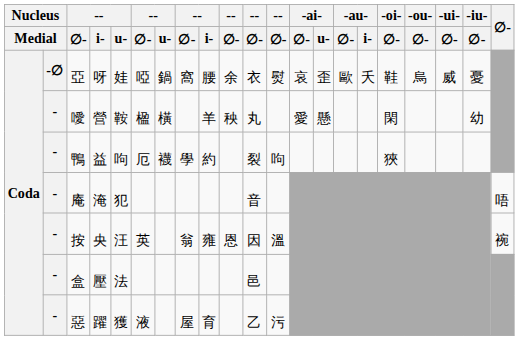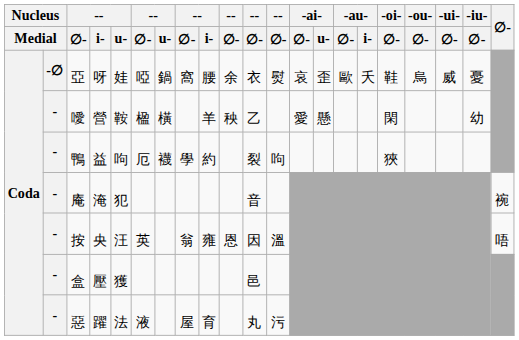(255, 118) 丸 -> (255, 118) 乙
(502, 200) 唔 -> (502, 200) 䘼
(502, 241) 䘼 -> (502, 241) 唔
(121, 281) 法 -> (121, 281) 獲
(121, 322) 獲 -> (121, 322) 法
(255, 322) 乙 -> (255, 322) 丸
